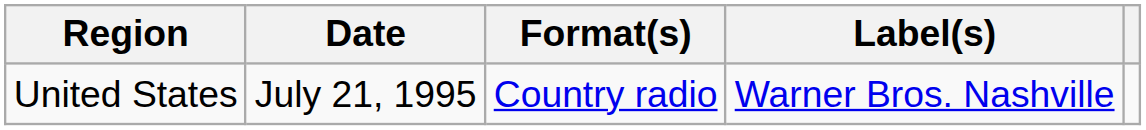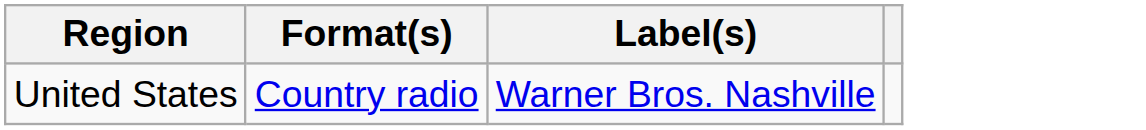- column: (366, 34)
